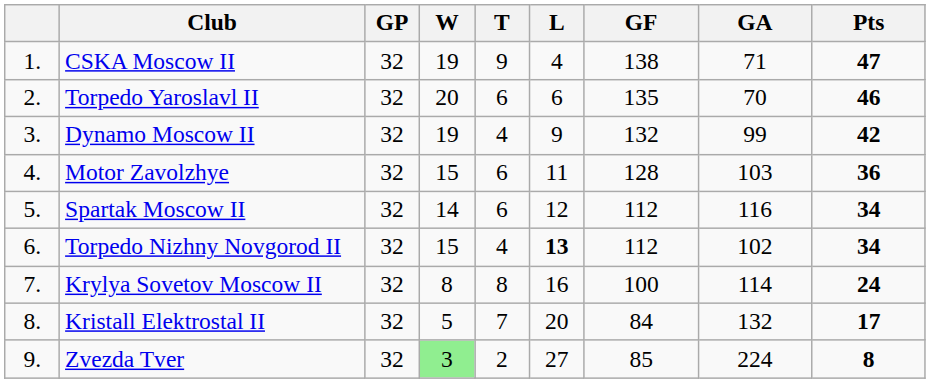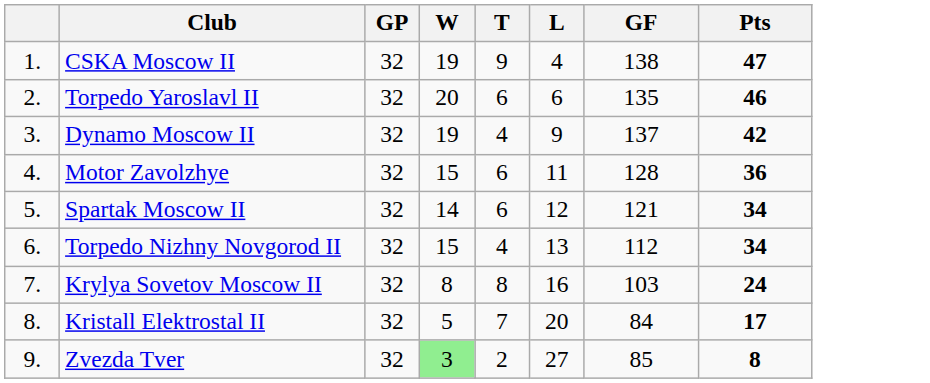- column: (755, 23)
(641, 135) 132 -> (641, 135) 137
(641, 209) 112 -> (641, 209) 121
(557, 246) bold -> (557, 246) normal
(641, 284) 100 -> (641, 284) 103
